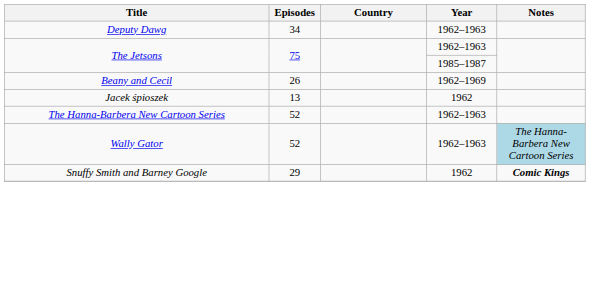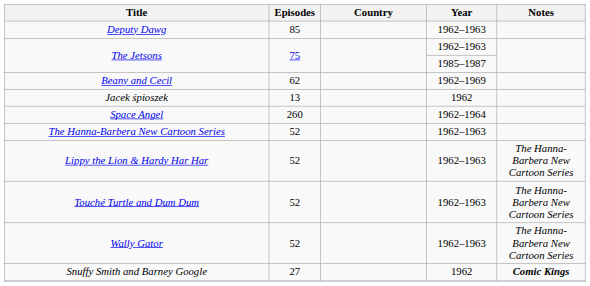(295, 30) 34 -> (295, 30) 85
(295, 81) 26 -> (295, 81) 62
+ row: (137, 115)
+ row: (137, 161)
+ row: (137, 202)
(541, 144) lightblue background -> (541, 243) no background
(295, 173) 29 -> (295, 272) 27
